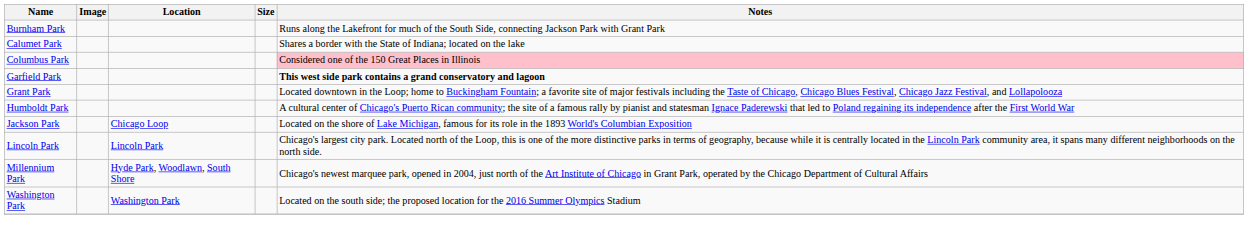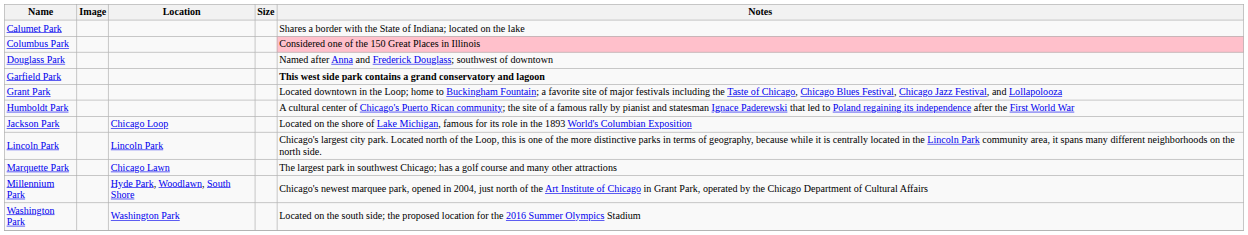- row: (36, 28)
+ row: (36, 60)
+ row: (38, 167)
